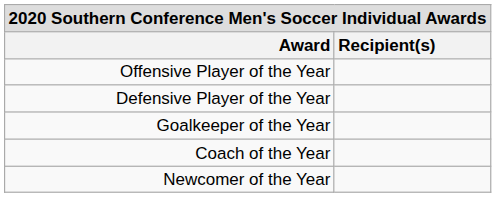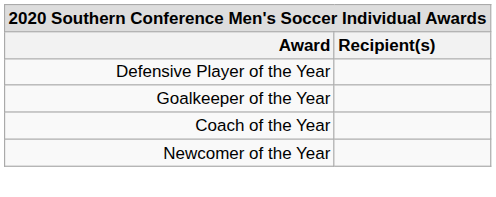- row: (225, 72)
